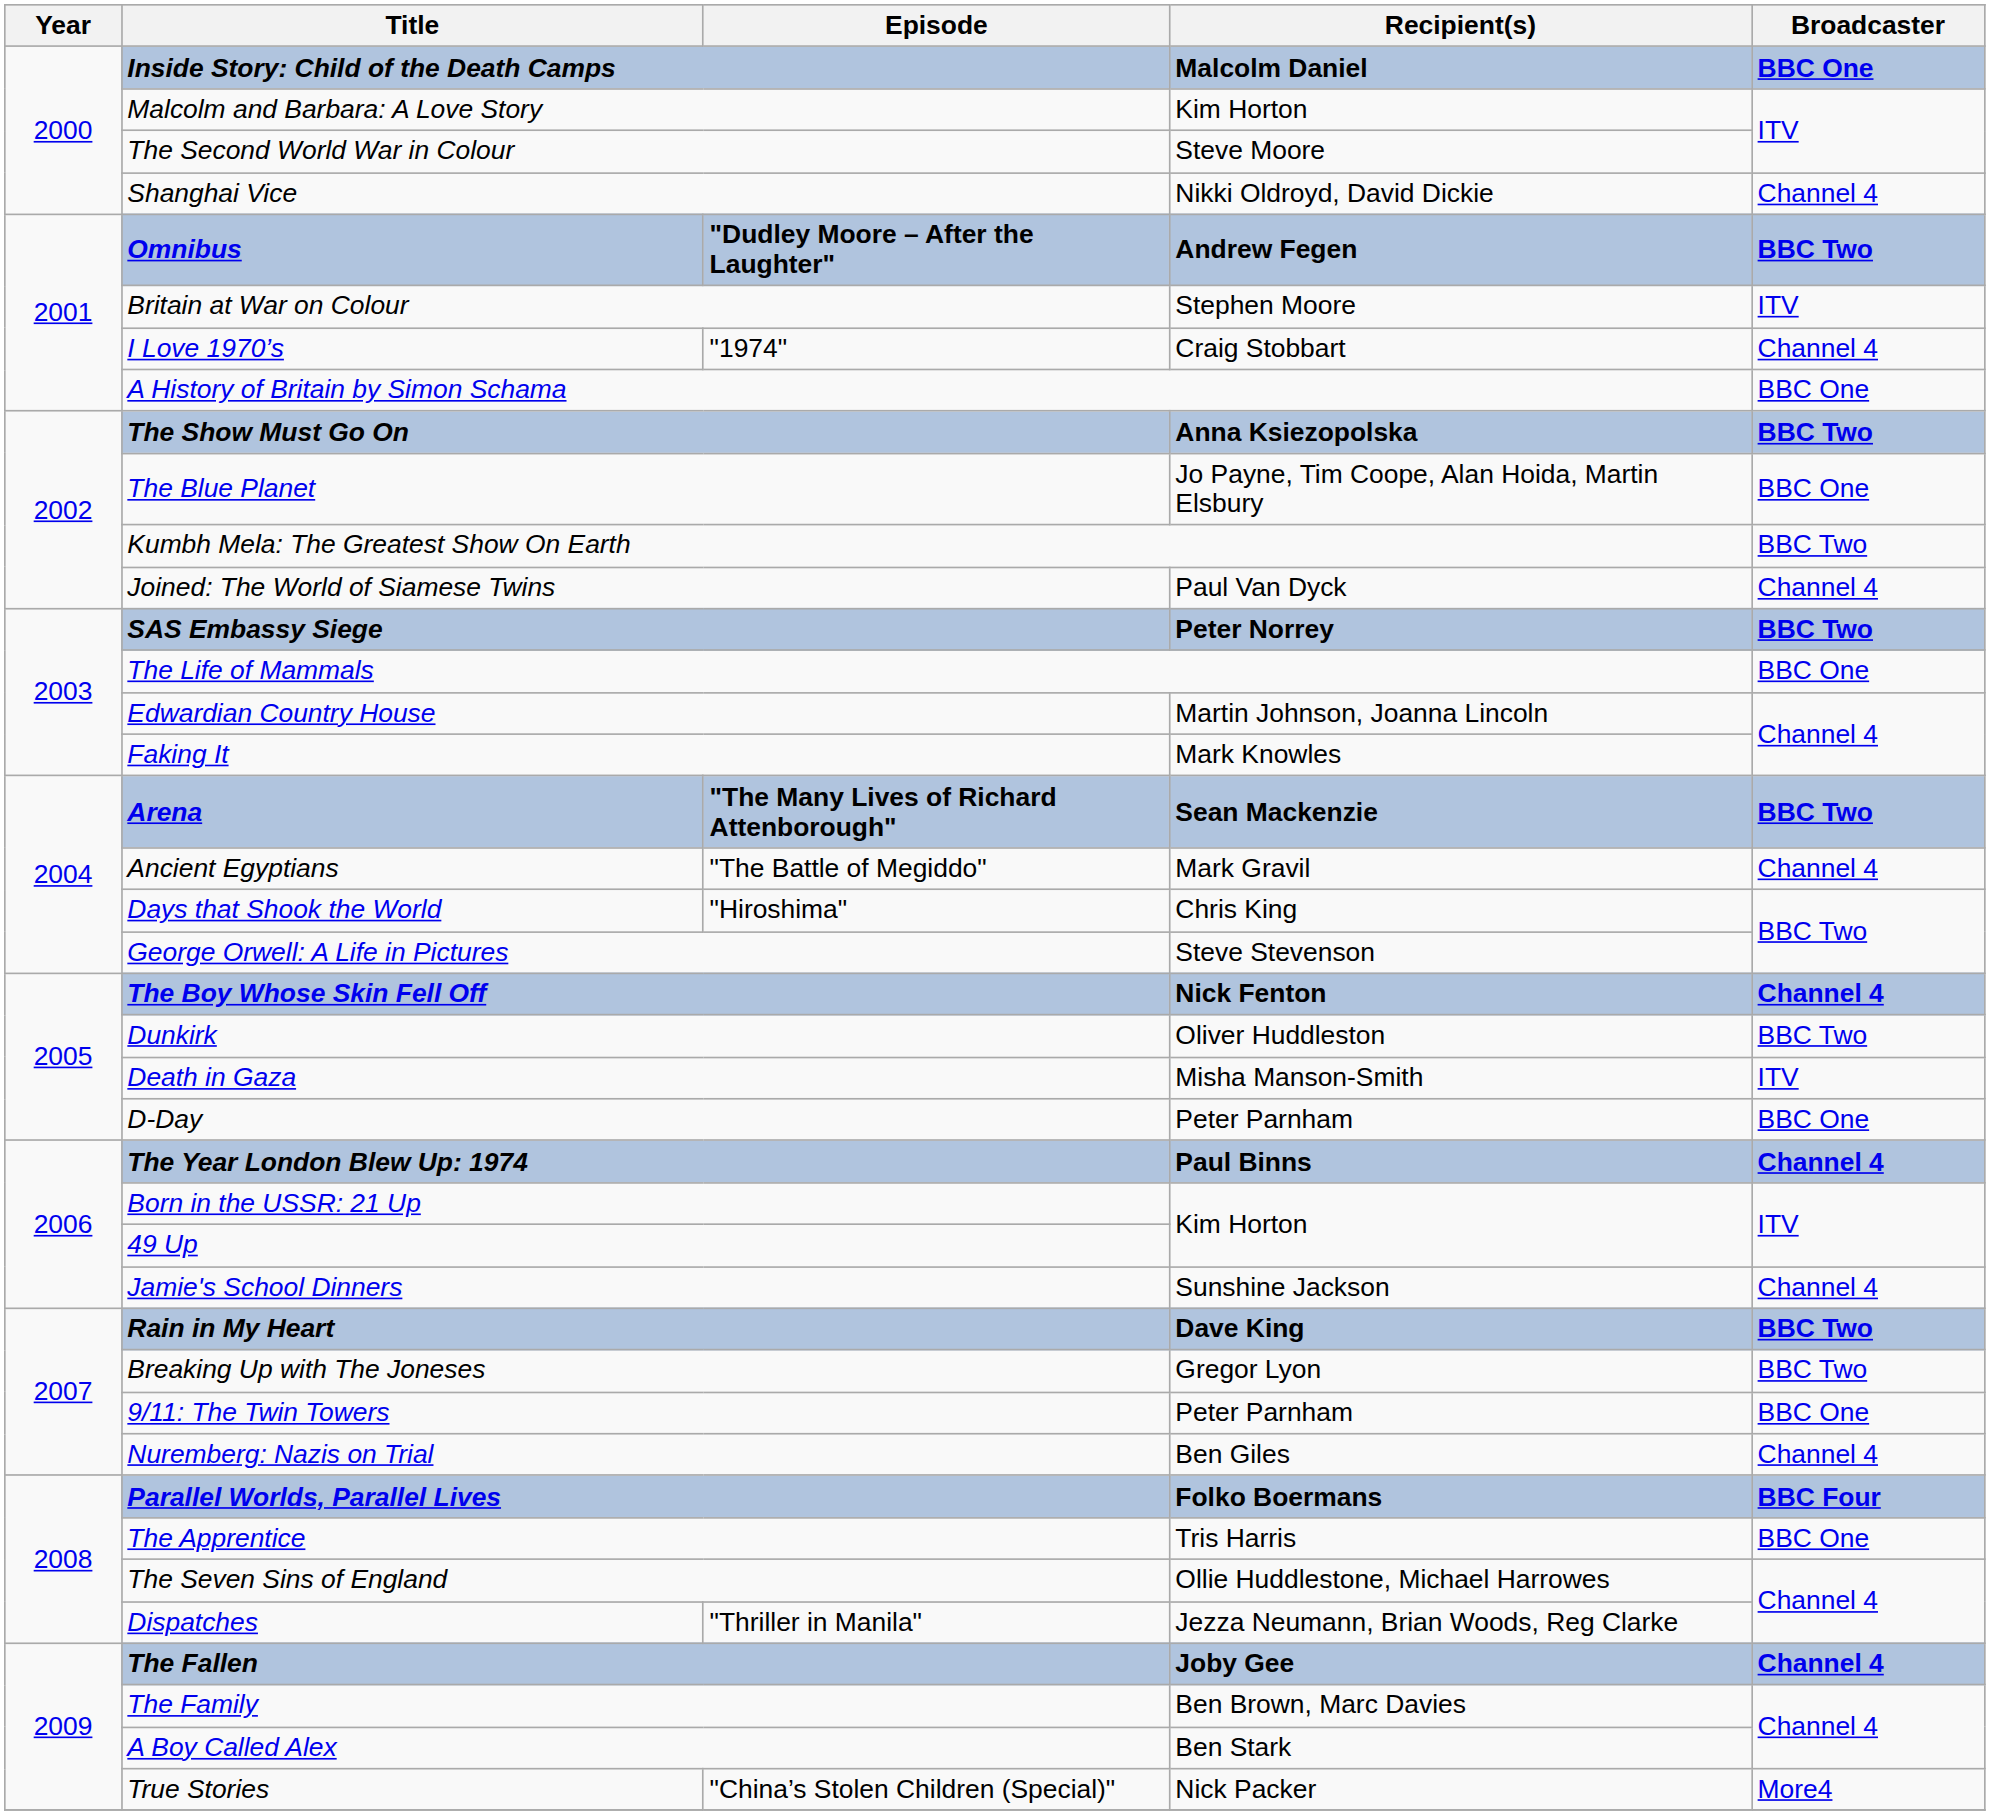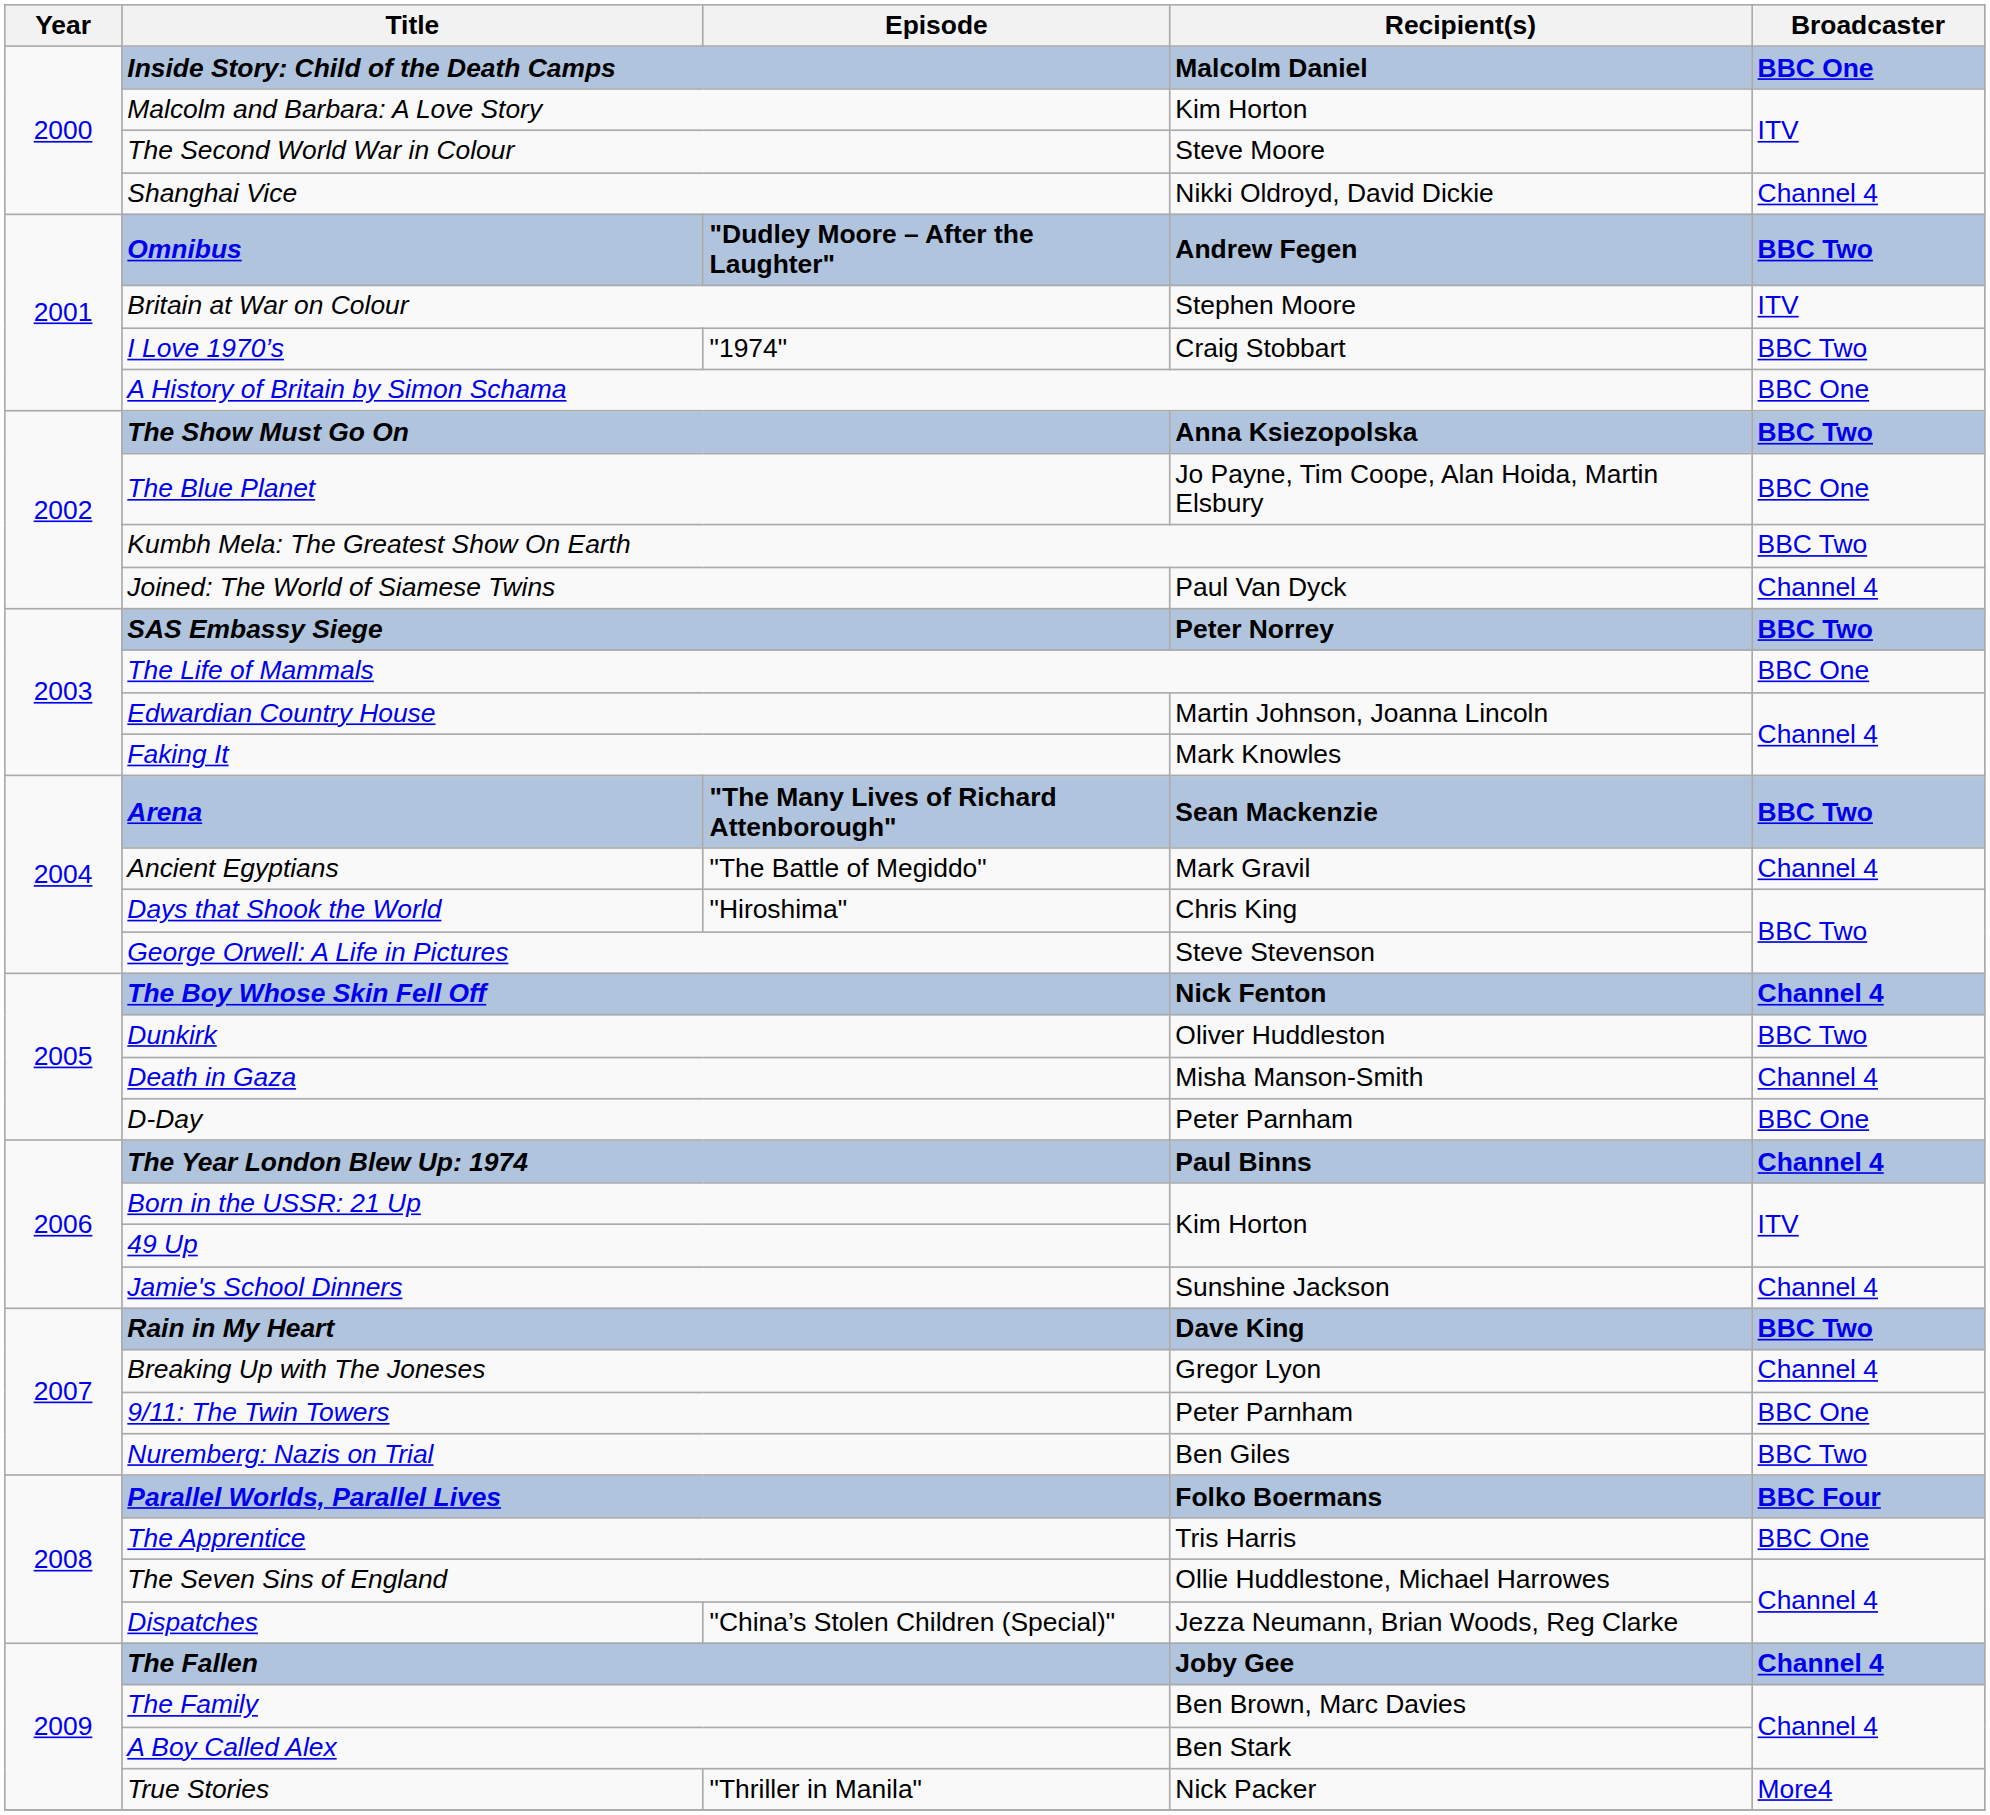(1818, 348) Channel 4 -> (1812, 348) BBC Two
(1778, 1077) ITV -> (1818, 1077) Channel 4
(1812, 1370) BBC Two -> (1818, 1370) Channel 4
(1818, 1454) Channel 4 -> (1812, 1454) BBC Two
(816, 1621) "Thriller in Manila" -> (912, 1621) "China’s Stolen Children (Special)"
(912, 1789) "China’s Stolen Children (Special)" -> (816, 1789) "Thriller in Manila"
